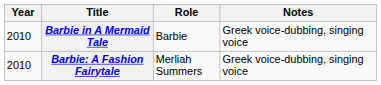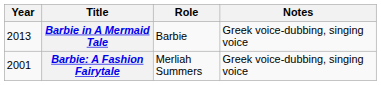(19, 36) 2010 -> (19, 36) 2013
(19, 65) 2010 -> (19, 65) 2001
